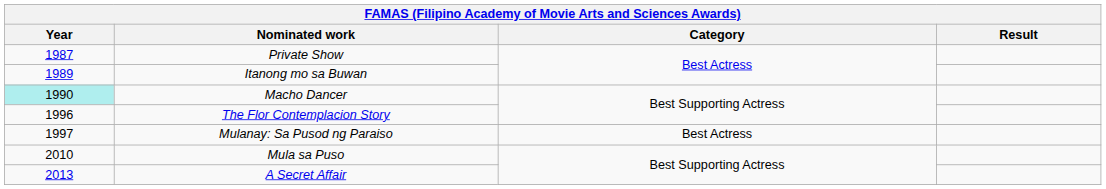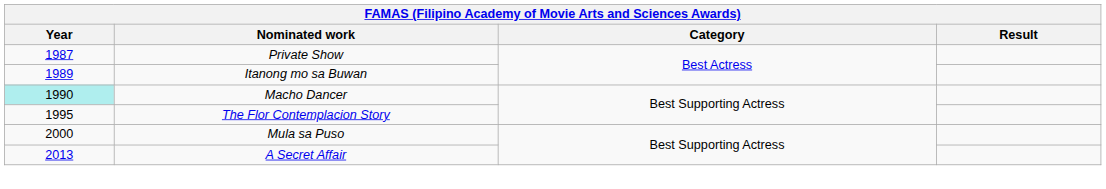(59, 114) 1996 -> (59, 114) 1995
- row: (306, 134)
(59, 154) 2010 -> (59, 134) 2000
